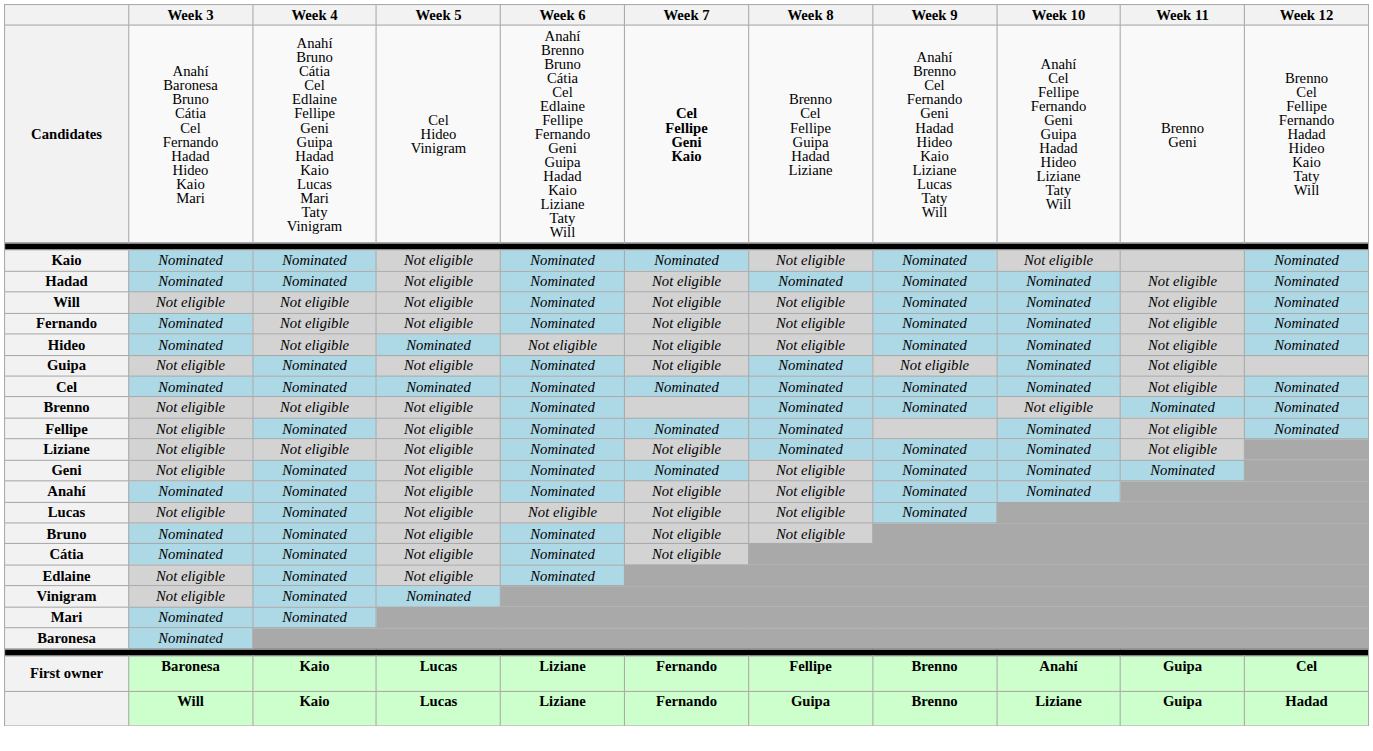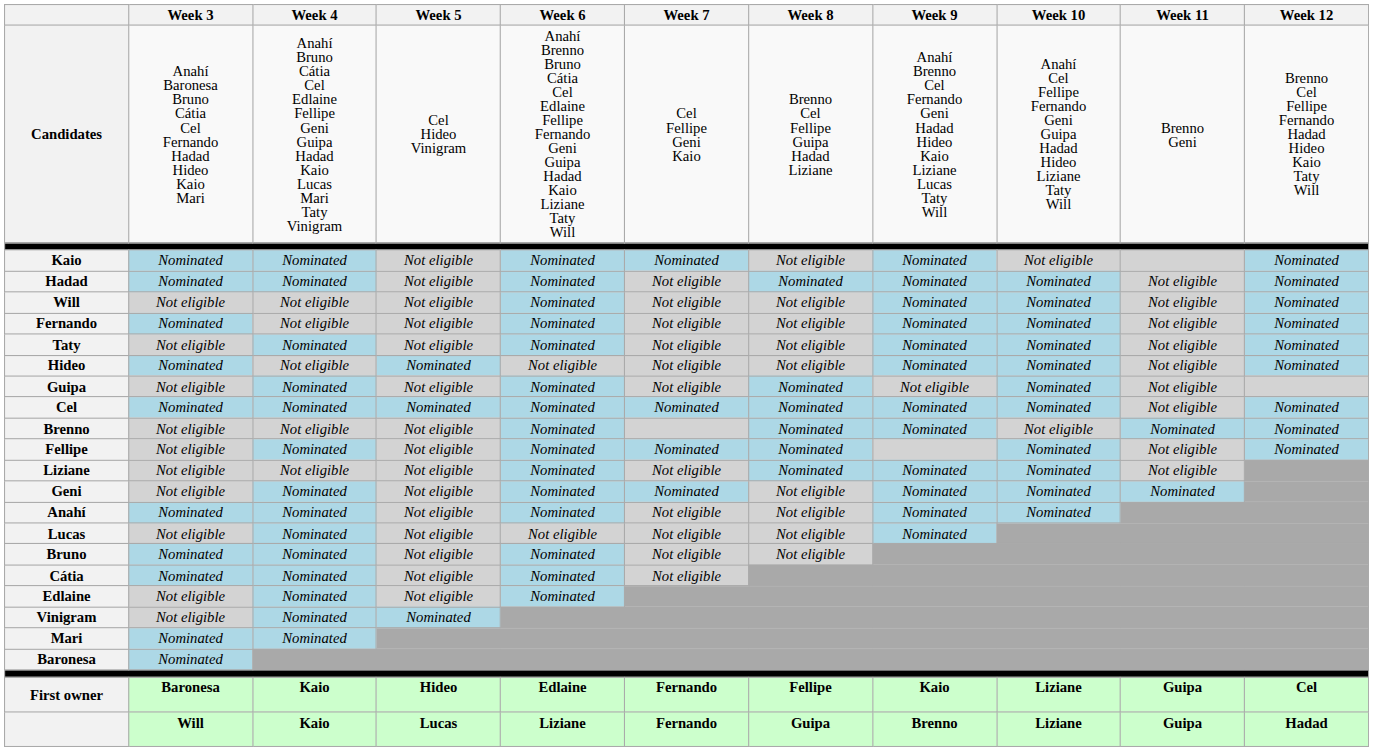(687, 134) bold -> (687, 134) normal
+ row: (67, 344)
(439, 666) Lucas -> (439, 687) Hideo
(563, 666) Liziane -> (563, 687) Edlaine
(935, 666) Brenno -> (935, 687) Kaio
(1059, 666) Anahí -> (1059, 687) Liziane
